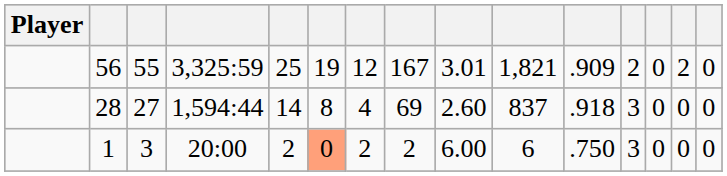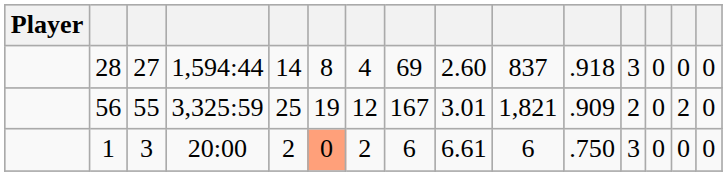rows swapped: (108, 66) <-> (108, 107)
(409, 149) 2 -> (409, 149) 6
(464, 149) 6.00 -> (464, 149) 6.61
